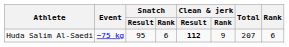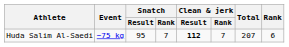(166, 35) 6 -> (166, 35) 7
(223, 35) 9 -> (223, 35) 7
